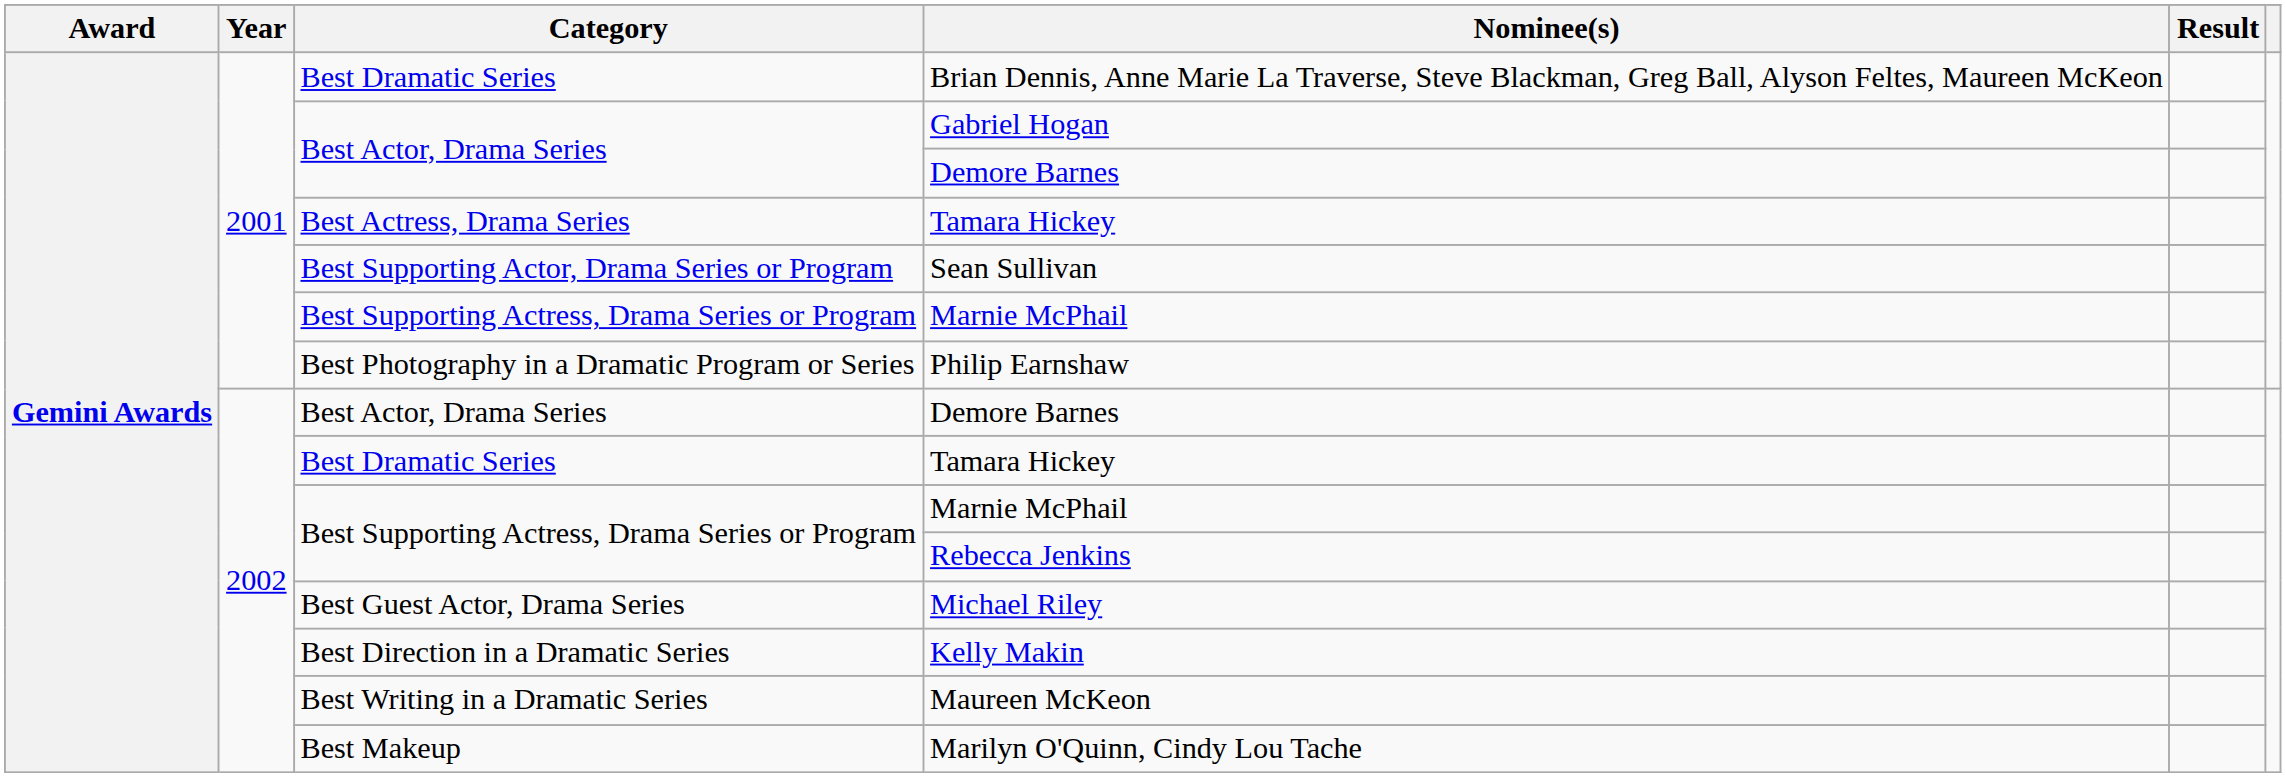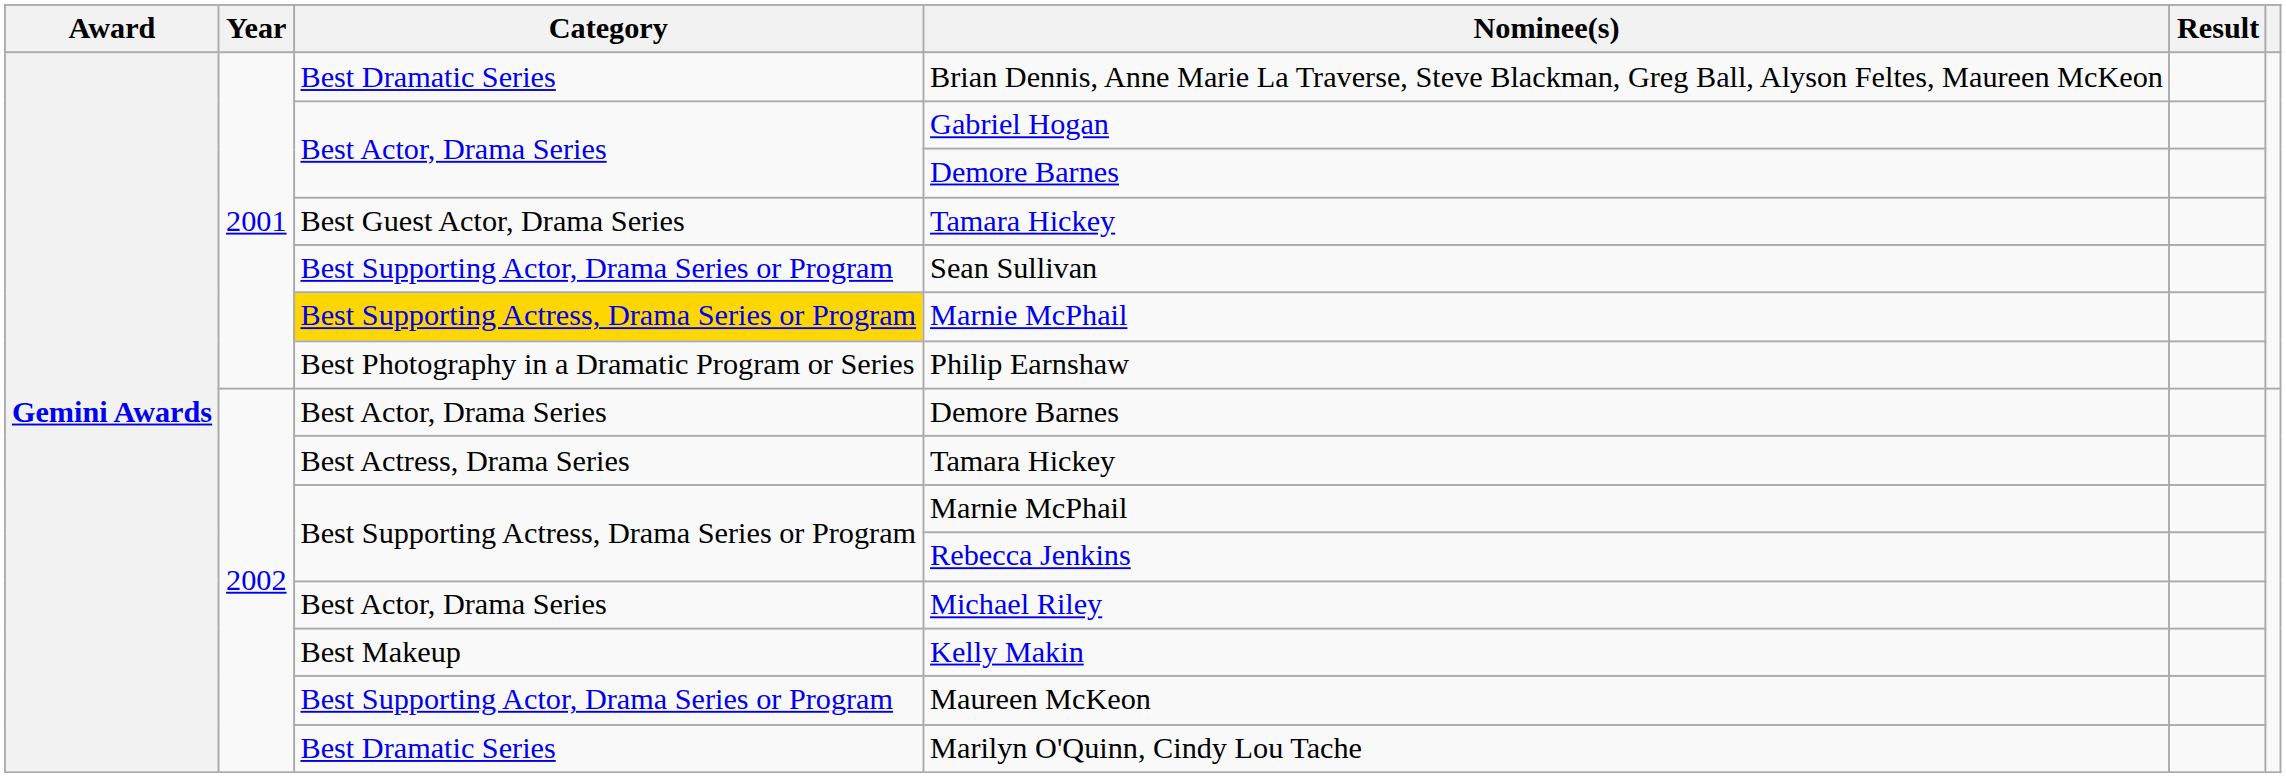(465, 220) Best Actress, Drama Series -> (493, 220) Best Guest Actor, Drama Series
(608, 316) no background -> (608, 316) gold background
(428, 460) Best Dramatic Series -> (465, 460) Best Actress, Drama Series
(493, 603) Best Guest Actor, Drama Series -> (454, 603) Best Actor, Drama Series
(515, 651) Best Direction in a Dramatic Series -> (381, 651) Best Makeup
(504, 699) Best Writing in a Dramatic Series -> (597, 699) Best Supporting Actor, Drama Series or Program
(381, 747) Best Makeup -> (428, 747) Best Dramatic Series
